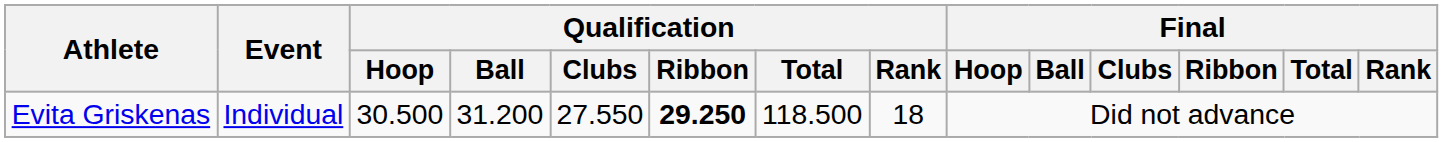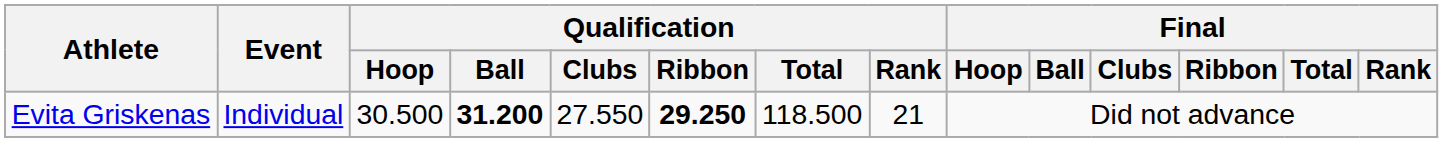(500, 115) normal -> (500, 115) bold
(908, 115) 18 -> (908, 115) 21
